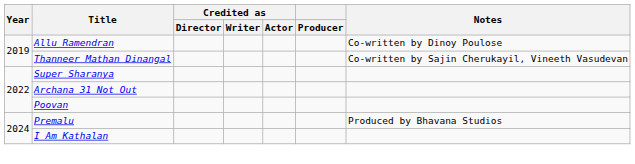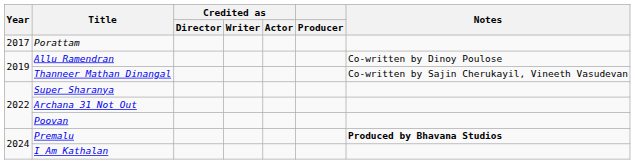+ row: (57, 43)
(425, 120) normal -> (425, 136) bold
